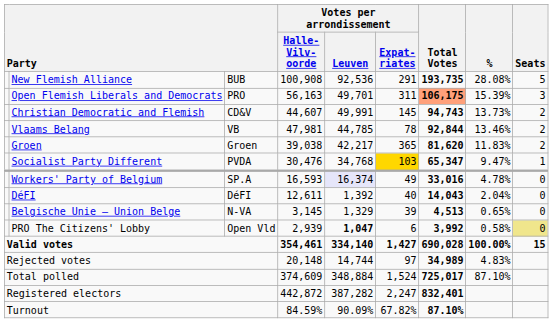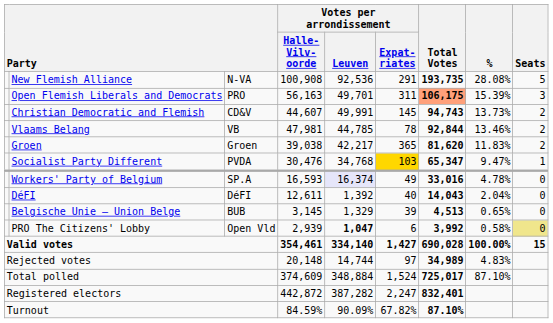(236, 80) BUB -> (239, 80) N-VA
(239, 212) N-VA -> (236, 212) BUB
